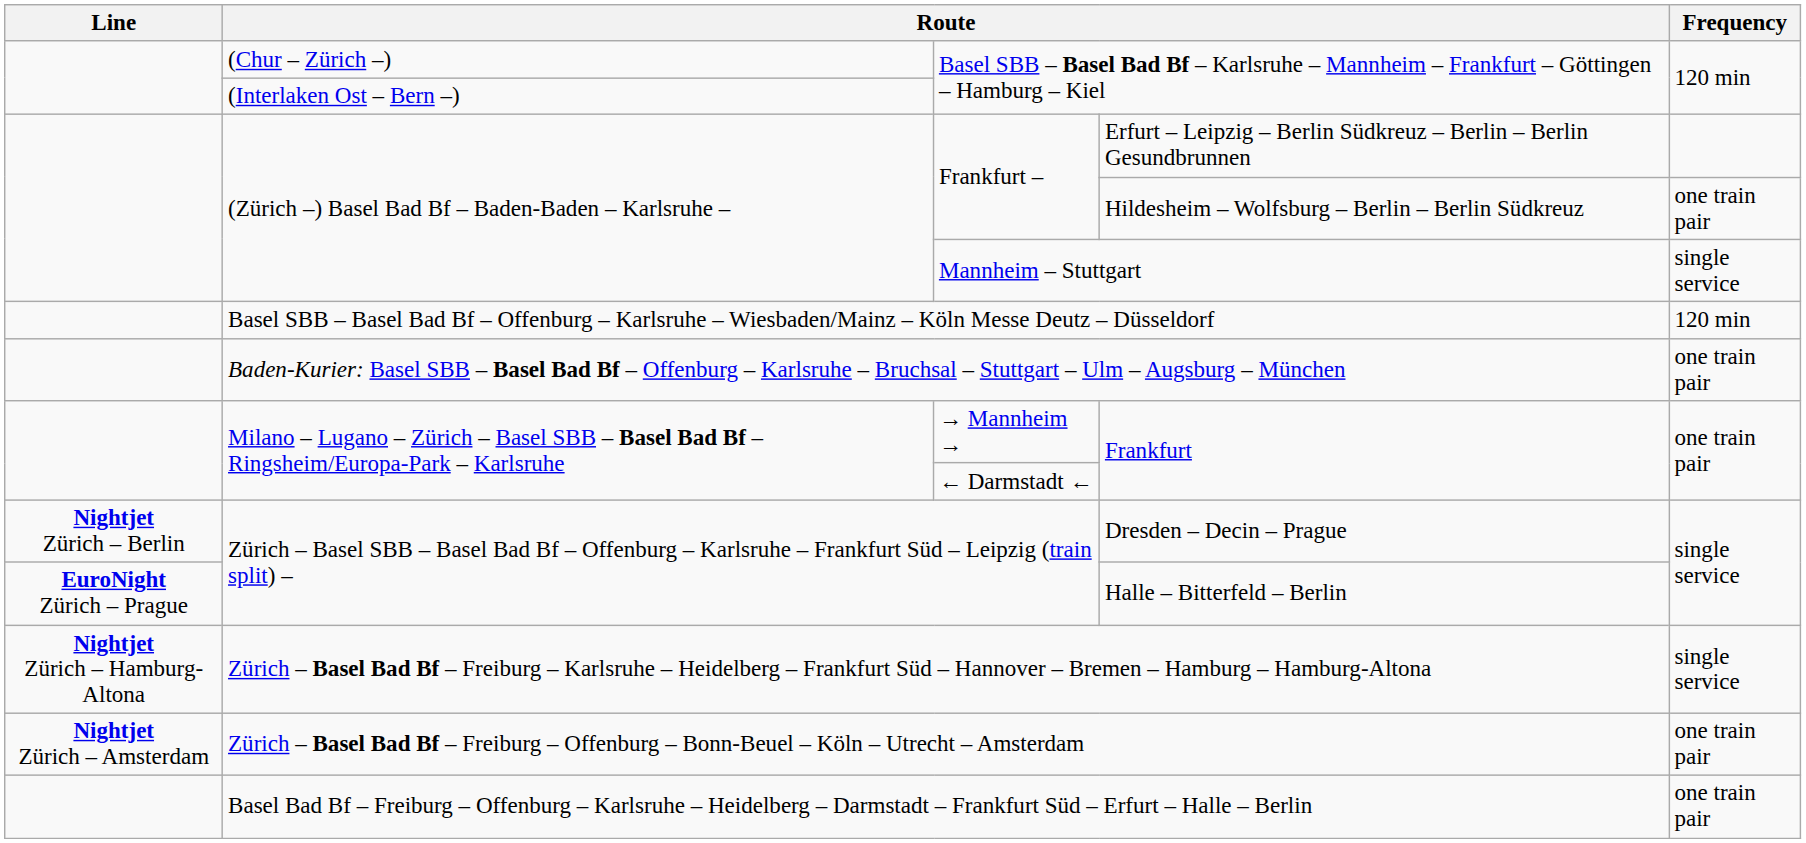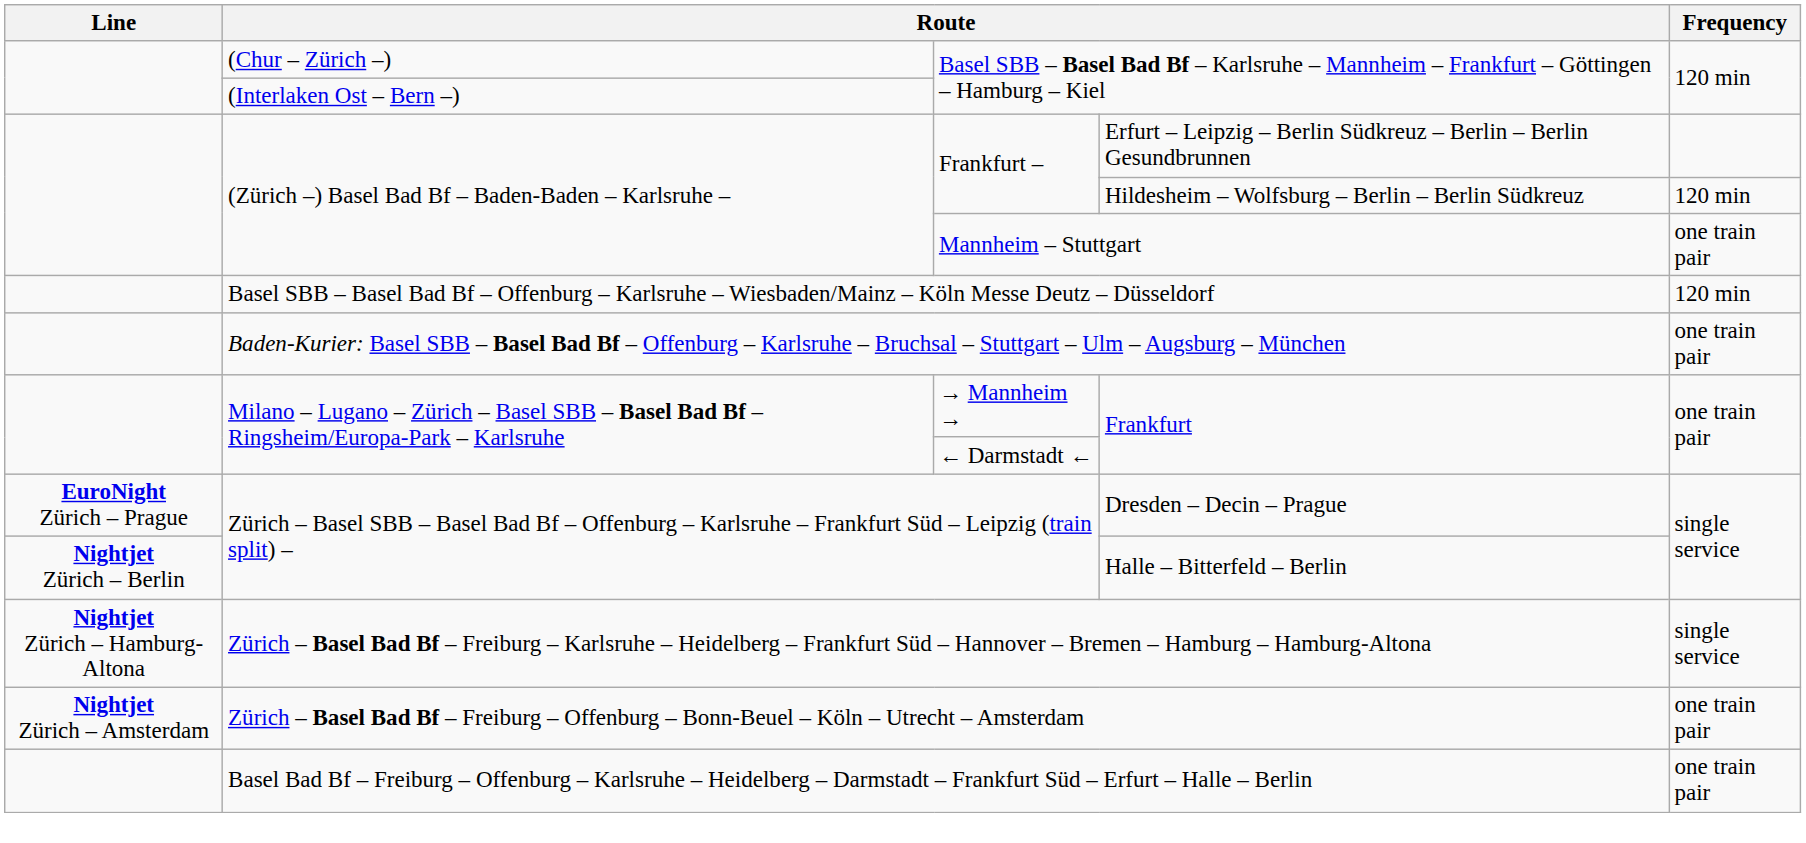(1715, 207) one train pair -> (1713, 194) 120 min
(1707, 270) single service -> (1715, 244) one train pair
(114, 530) Nightjet Zürich – Berlin -> (114, 504) EuroNight Zürich – Prague
(114, 593) EuroNight Zürich – Prague -> (114, 567) Nightjet Zürich – Berlin
